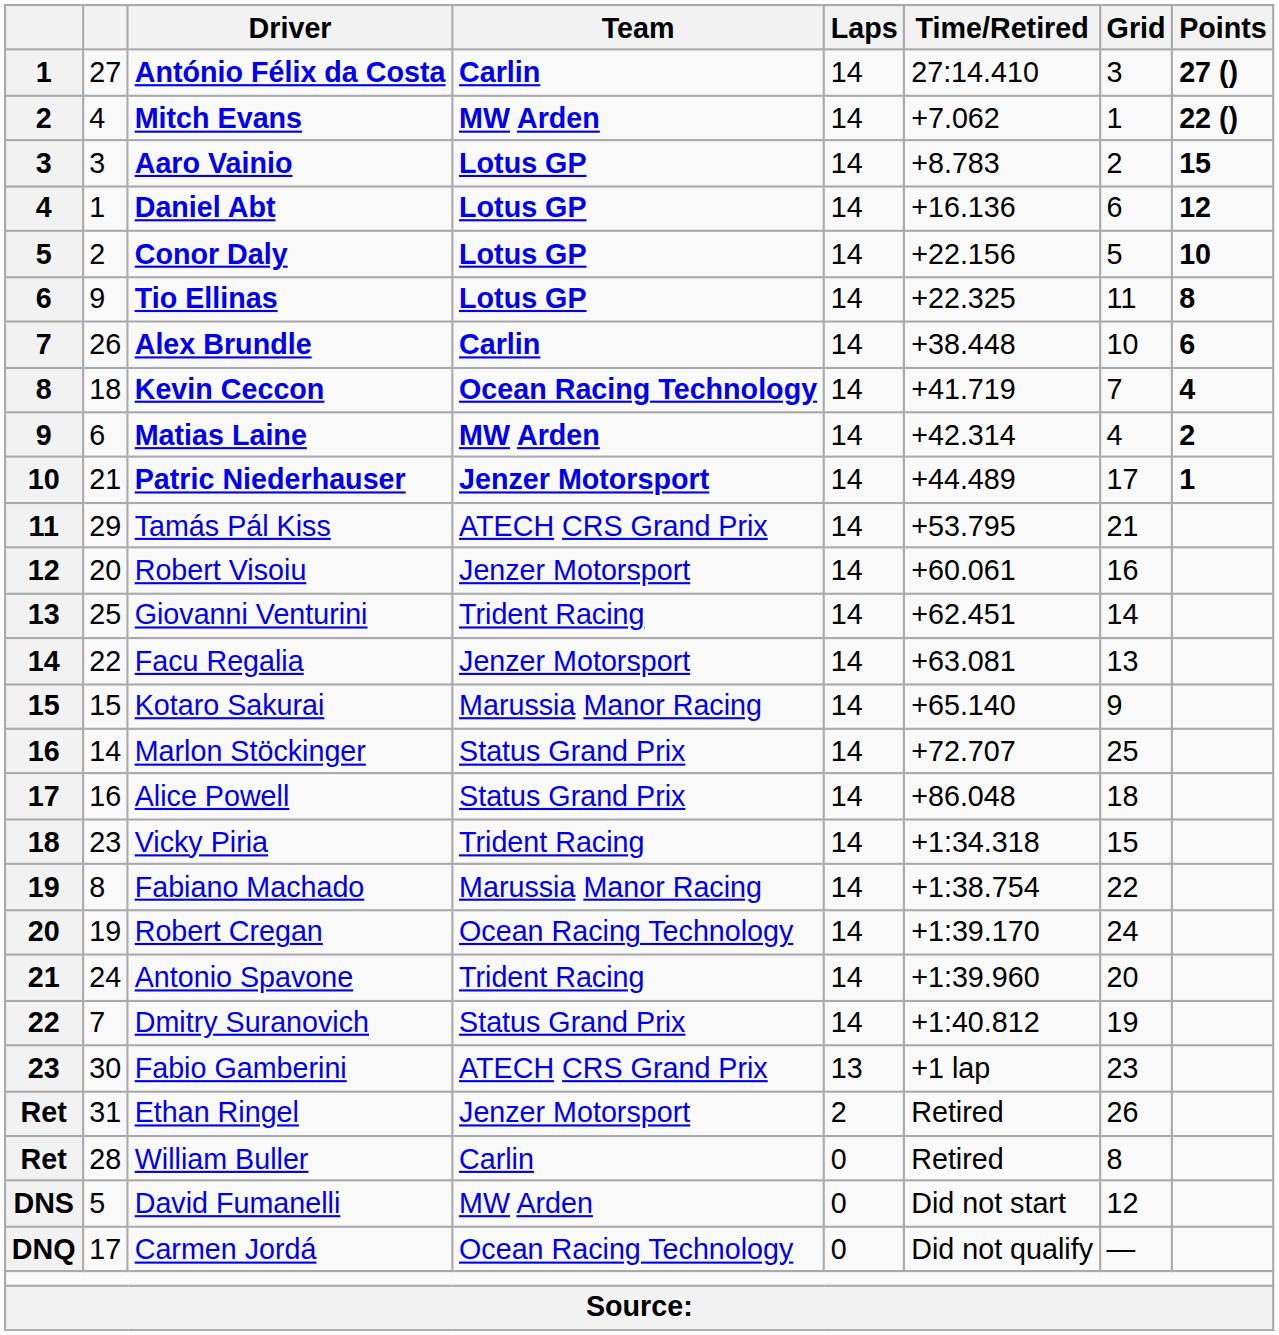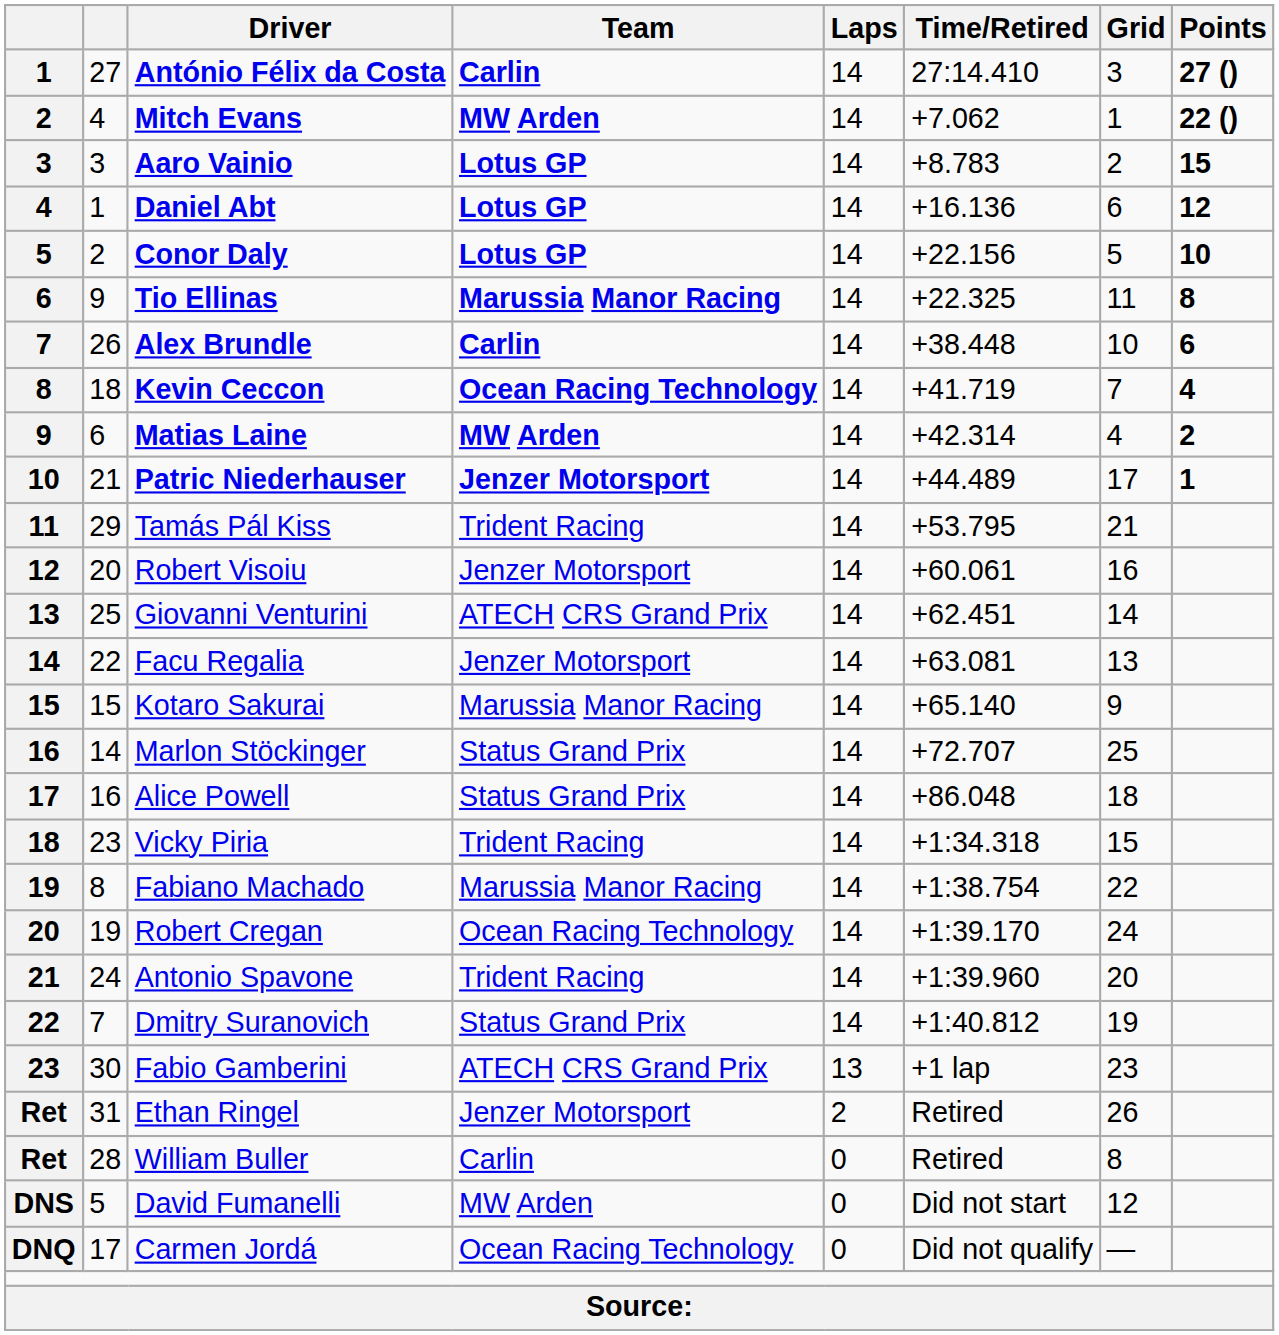(523, 299) Lotus GP -> (620, 299) Marussia Manor Racing
(613, 525) ATECH CRS Grand Prix -> (552, 525) Trident Racing
(552, 615) Trident Racing -> (613, 615) ATECH CRS Grand Prix
